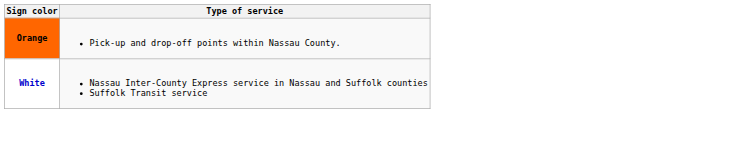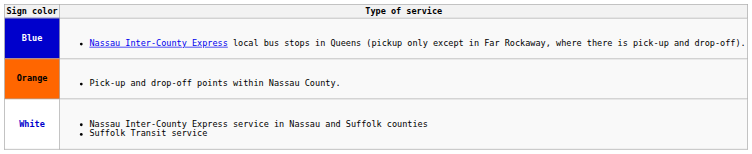+ row: (32, 39)
